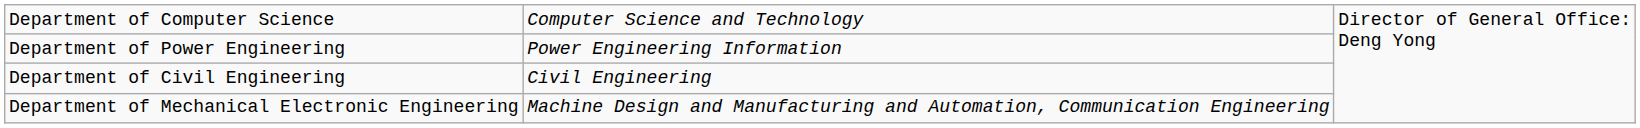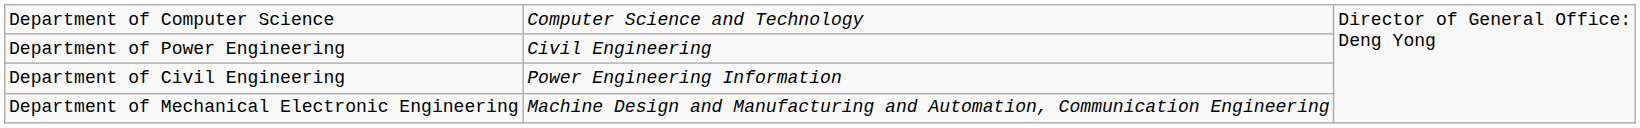(685, 49) Power Engineering Information -> (619, 49) Civil Engineering
(619, 78) Civil Engineering -> (685, 78) Power Engineering Information
